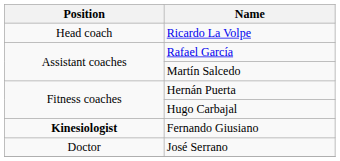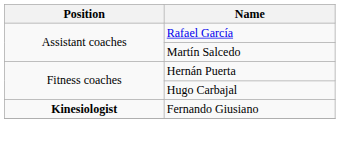- row: (209, 33)
- row: (197, 147)
